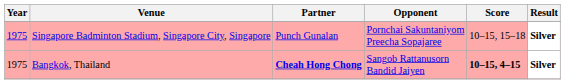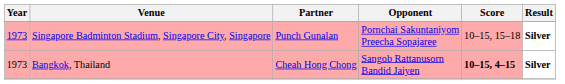(17, 36) 1975 -> (17, 36) 1973
(17, 65) 1975 -> (17, 65) 1973
(319, 65) bold -> (316, 65) normal
